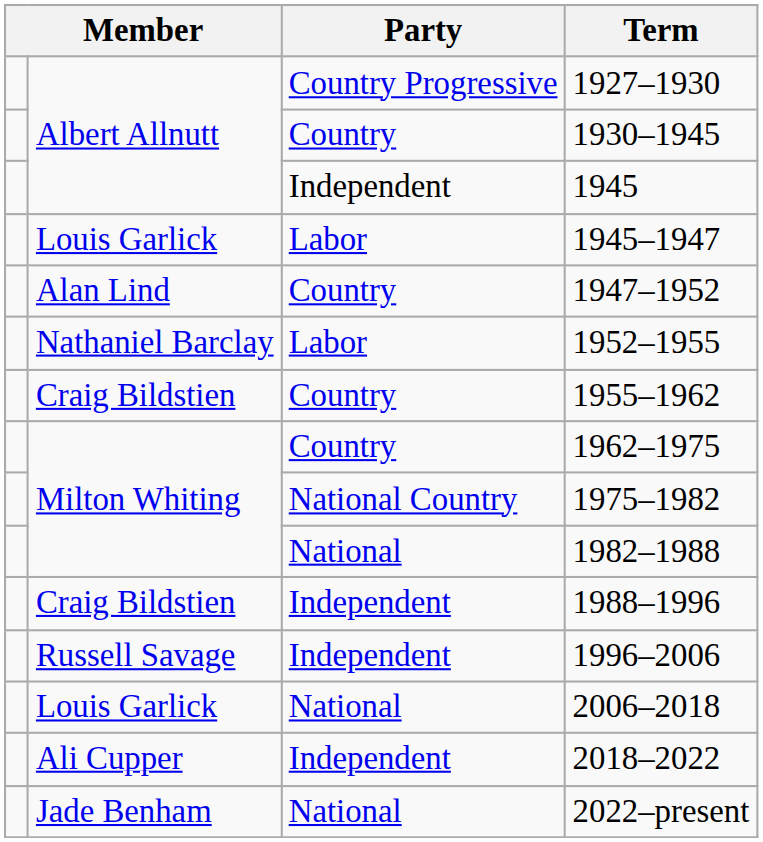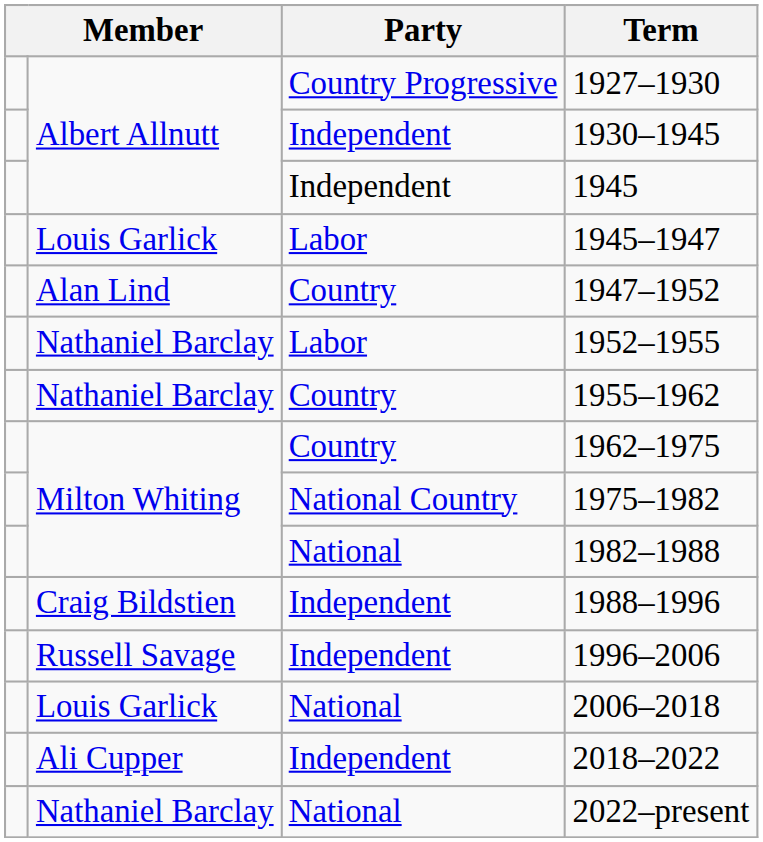(342, 134) Country -> (370, 134) Independent
(136, 394) Craig Bildstien -> (155, 394) Nathaniel Barclay
(124, 810) Jade Benham -> (155, 810) Nathaniel Barclay
